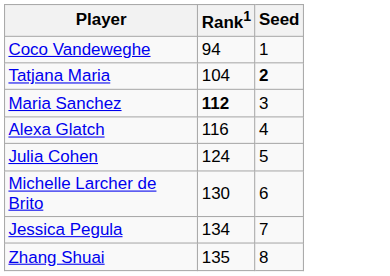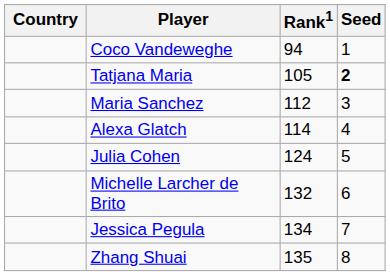+ column: (46, 20)
(216, 76) 104 -> (298, 76) 105
(215, 103) bold -> (297, 103) normal
(215, 130) 116 -> (297, 130) 114
(216, 193) 130 -> (298, 193) 132
